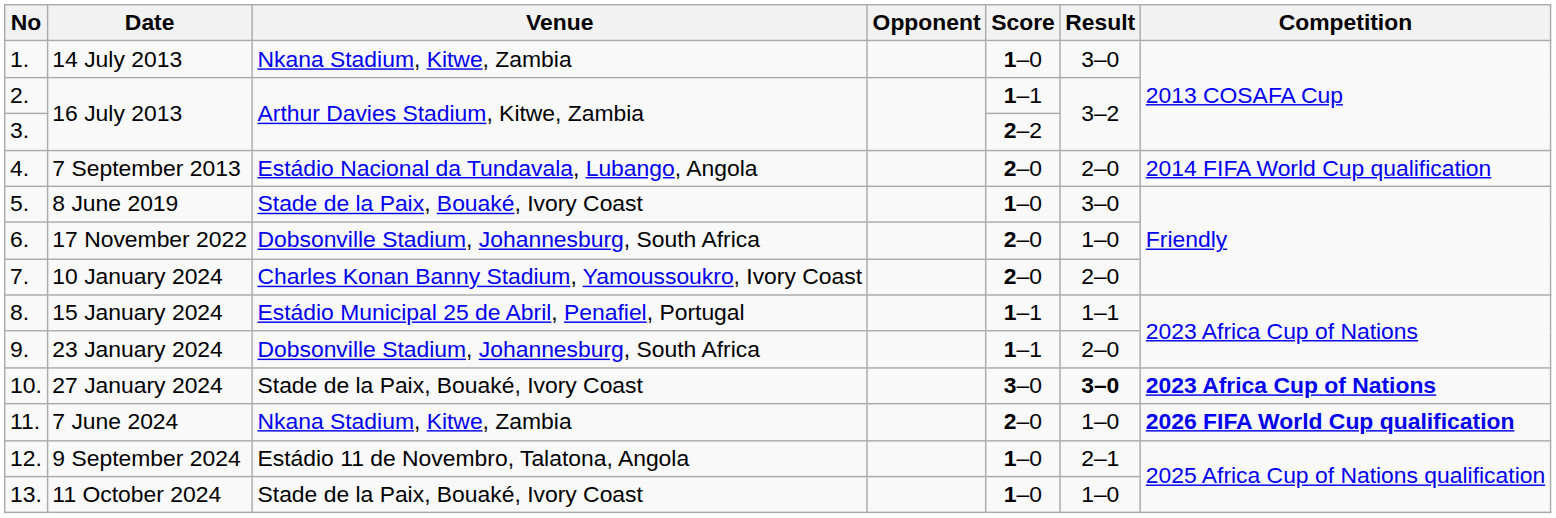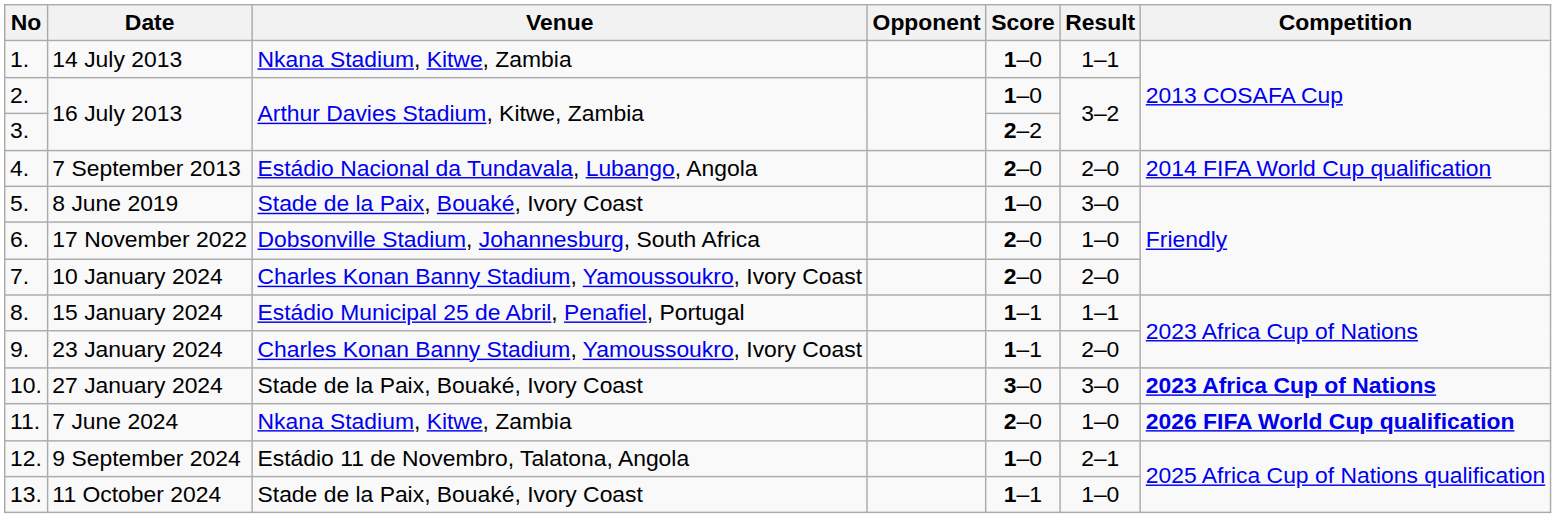(1100, 58) 3–0 -> (1100, 58) 1–1
(1023, 95) 1–1 -> (1023, 95) 1–0
(509, 349) Dobsonville Stadium, Johannesburg, South Africa -> (560, 349) Charles Konan Banny Stadium, Yamoussoukro, Ivory Coast
(1100, 385) bold -> (1100, 385) normal
(1023, 494) 1–0 -> (1023, 494) 1–1
